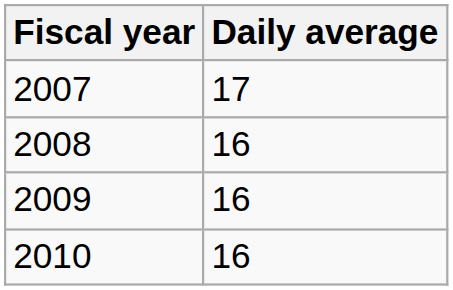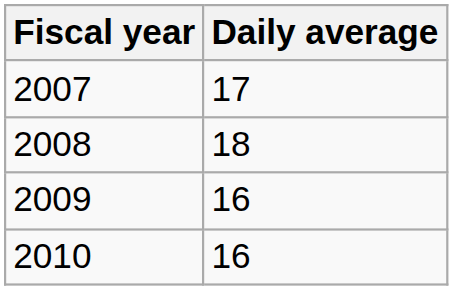(231, 144) 16 -> (231, 144) 18
